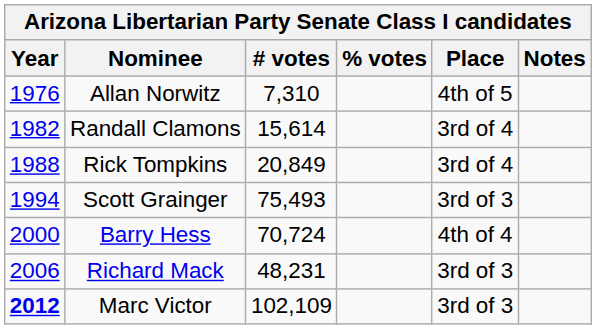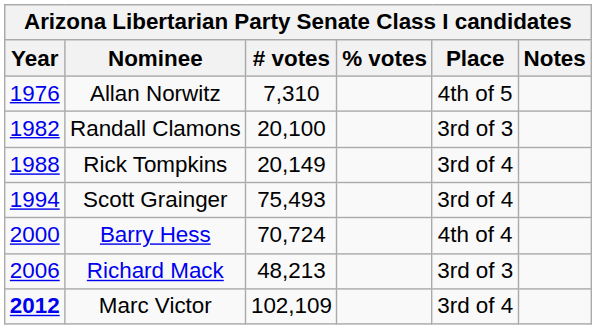(291, 128) 15,614 -> (291, 128) 20,100
(475, 128) 3rd of 4 -> (475, 128) 3rd of 3
(291, 164) 20,849 -> (291, 164) 20,149
(475, 199) 3rd of 3 -> (475, 199) 3rd of 4
(291, 270) 48,231 -> (291, 270) 48,213
(475, 306) 3rd of 3 -> (475, 306) 3rd of 4
